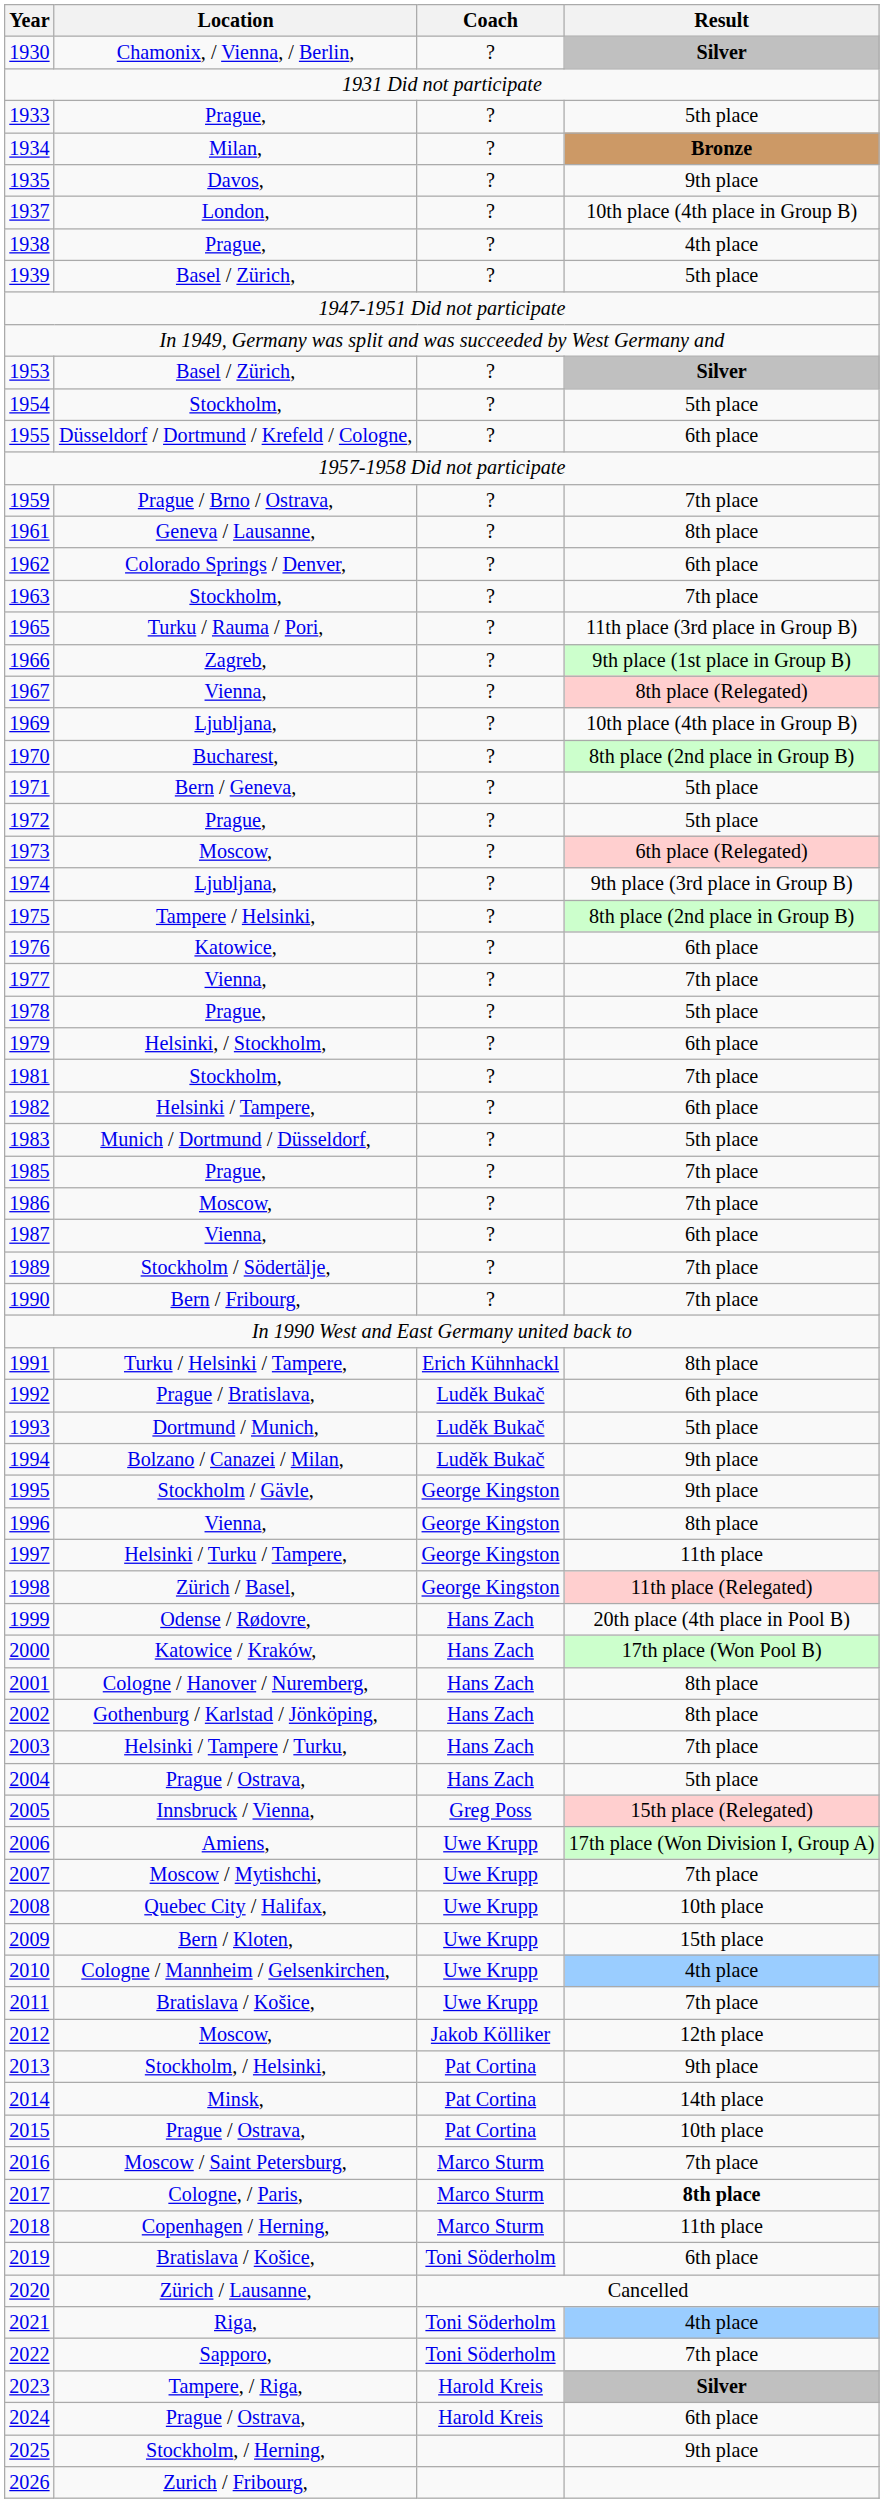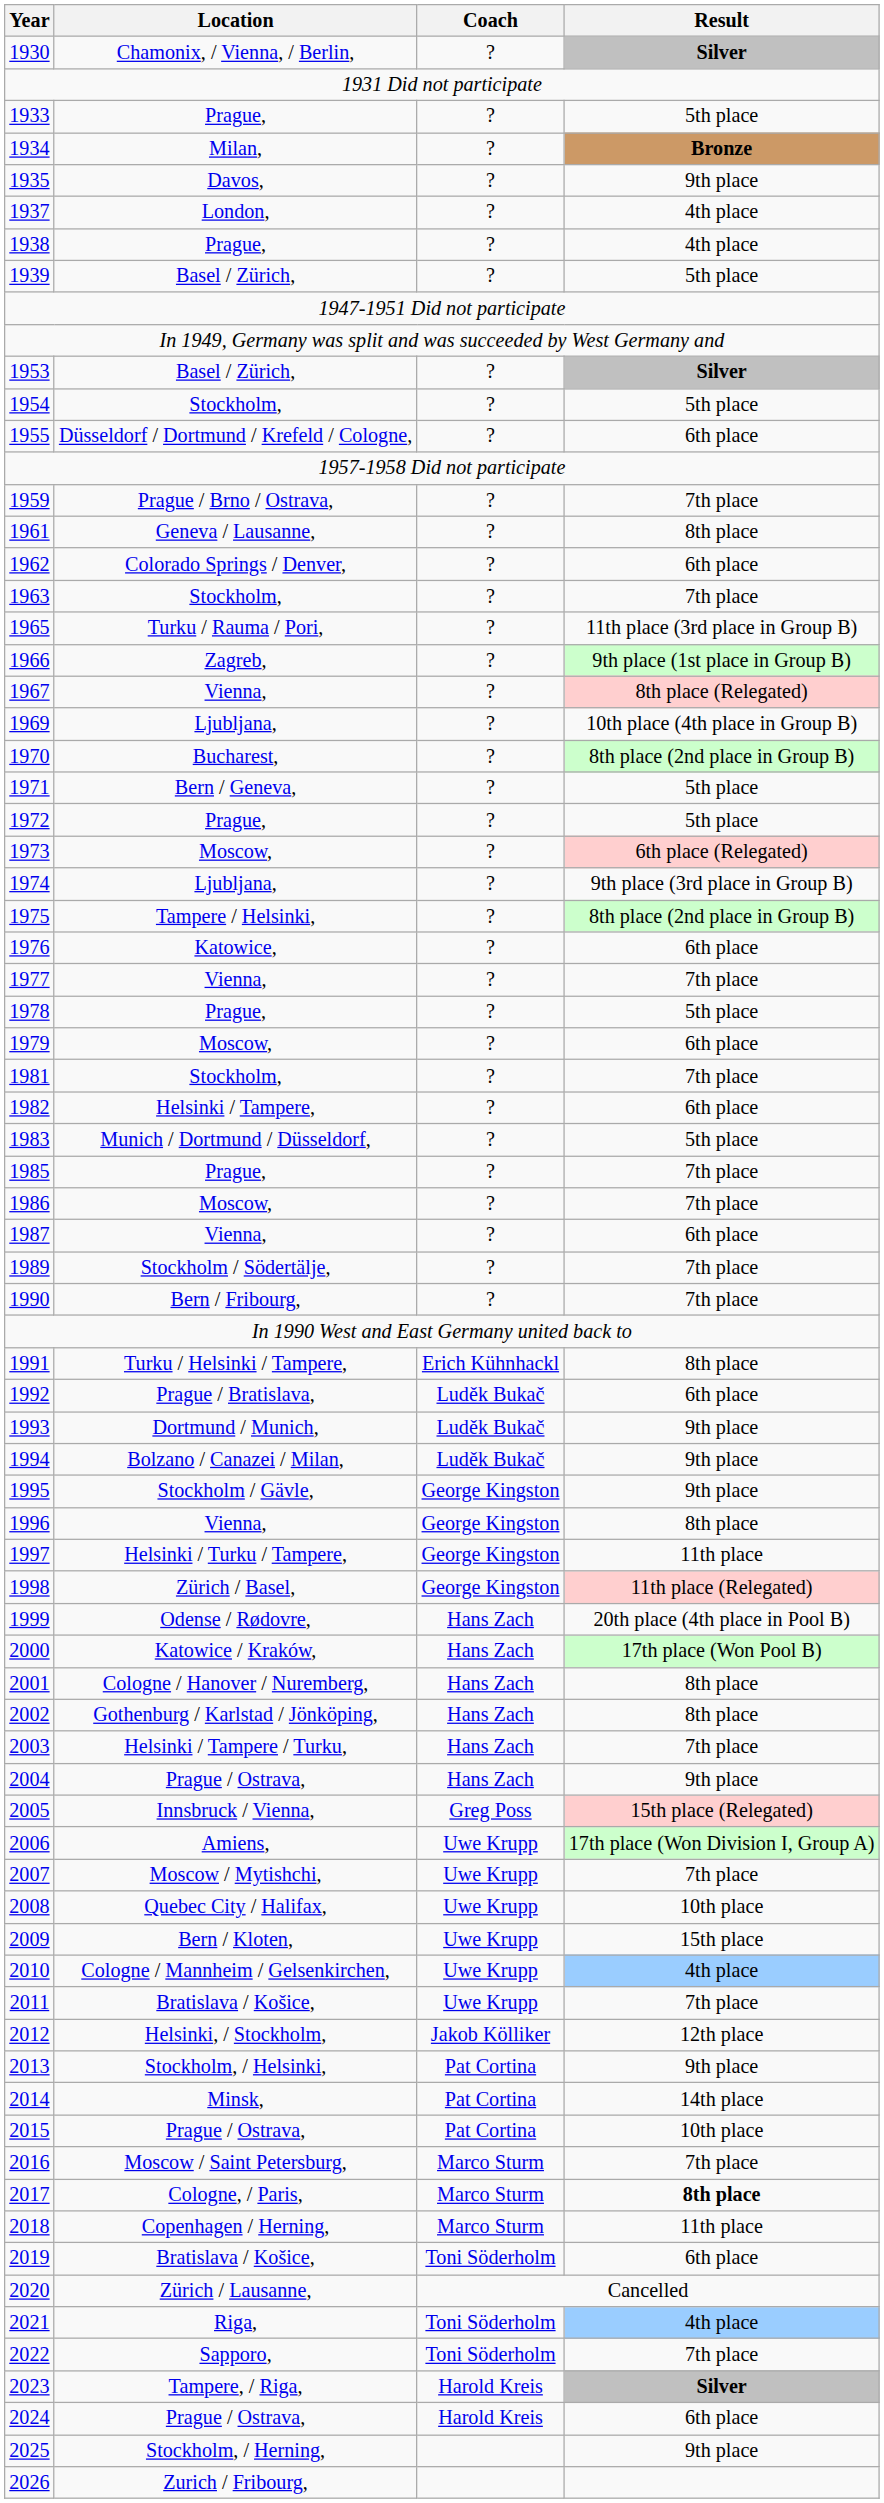(722, 212) 10th place (4th place in Group B) -> (722, 212) 4th place
(236, 1043) Helsinki, / Stockholm, -> (236, 1043) Moscow,
(722, 1427) 5th place -> (722, 1427) 9th place
(722, 1778) 5th place -> (722, 1778) 9th place
(236, 2034) Moscow, -> (236, 2034) Helsinki, / Stockholm,
